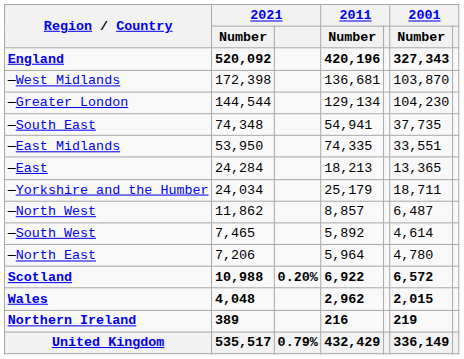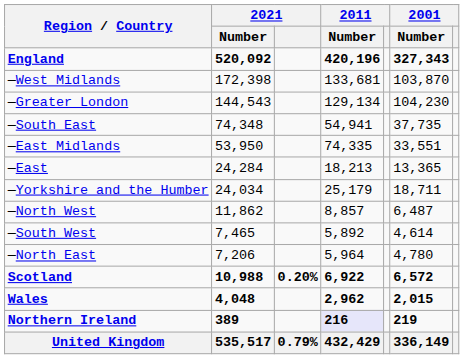(352, 81) 136,681 -> (352, 81) 133,681
(243, 103) 144,544 -> (243, 103) 144,543
(336, 321) no background -> (336, 321) lavender background
